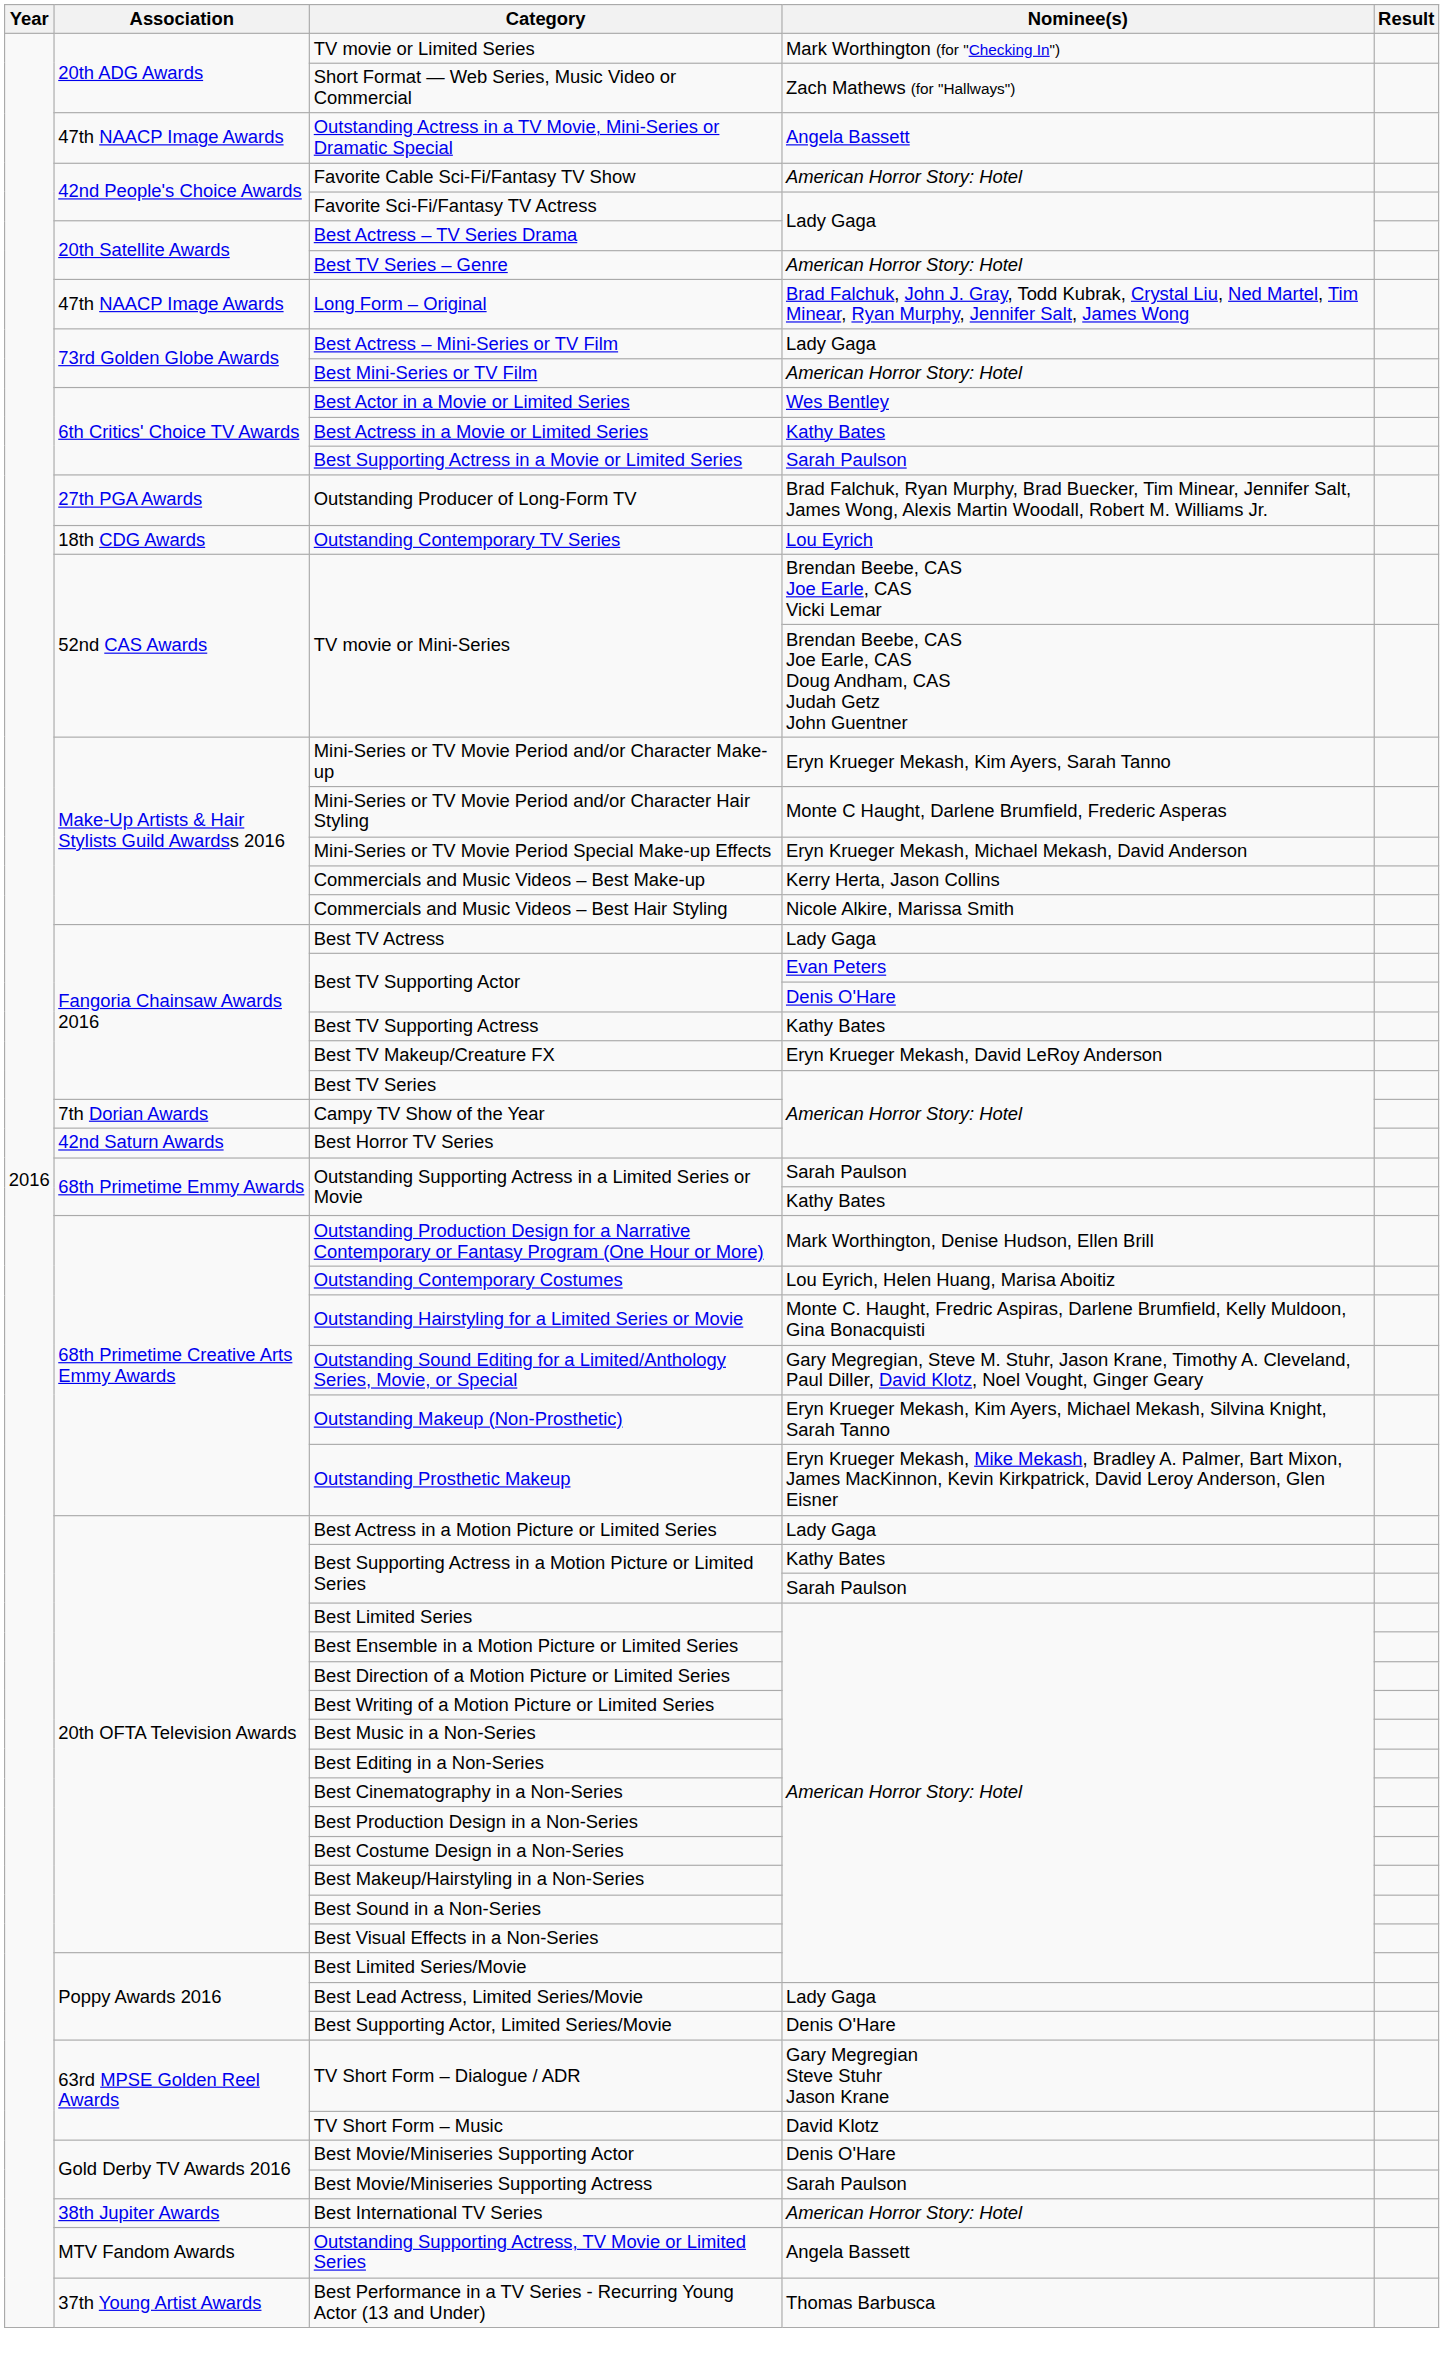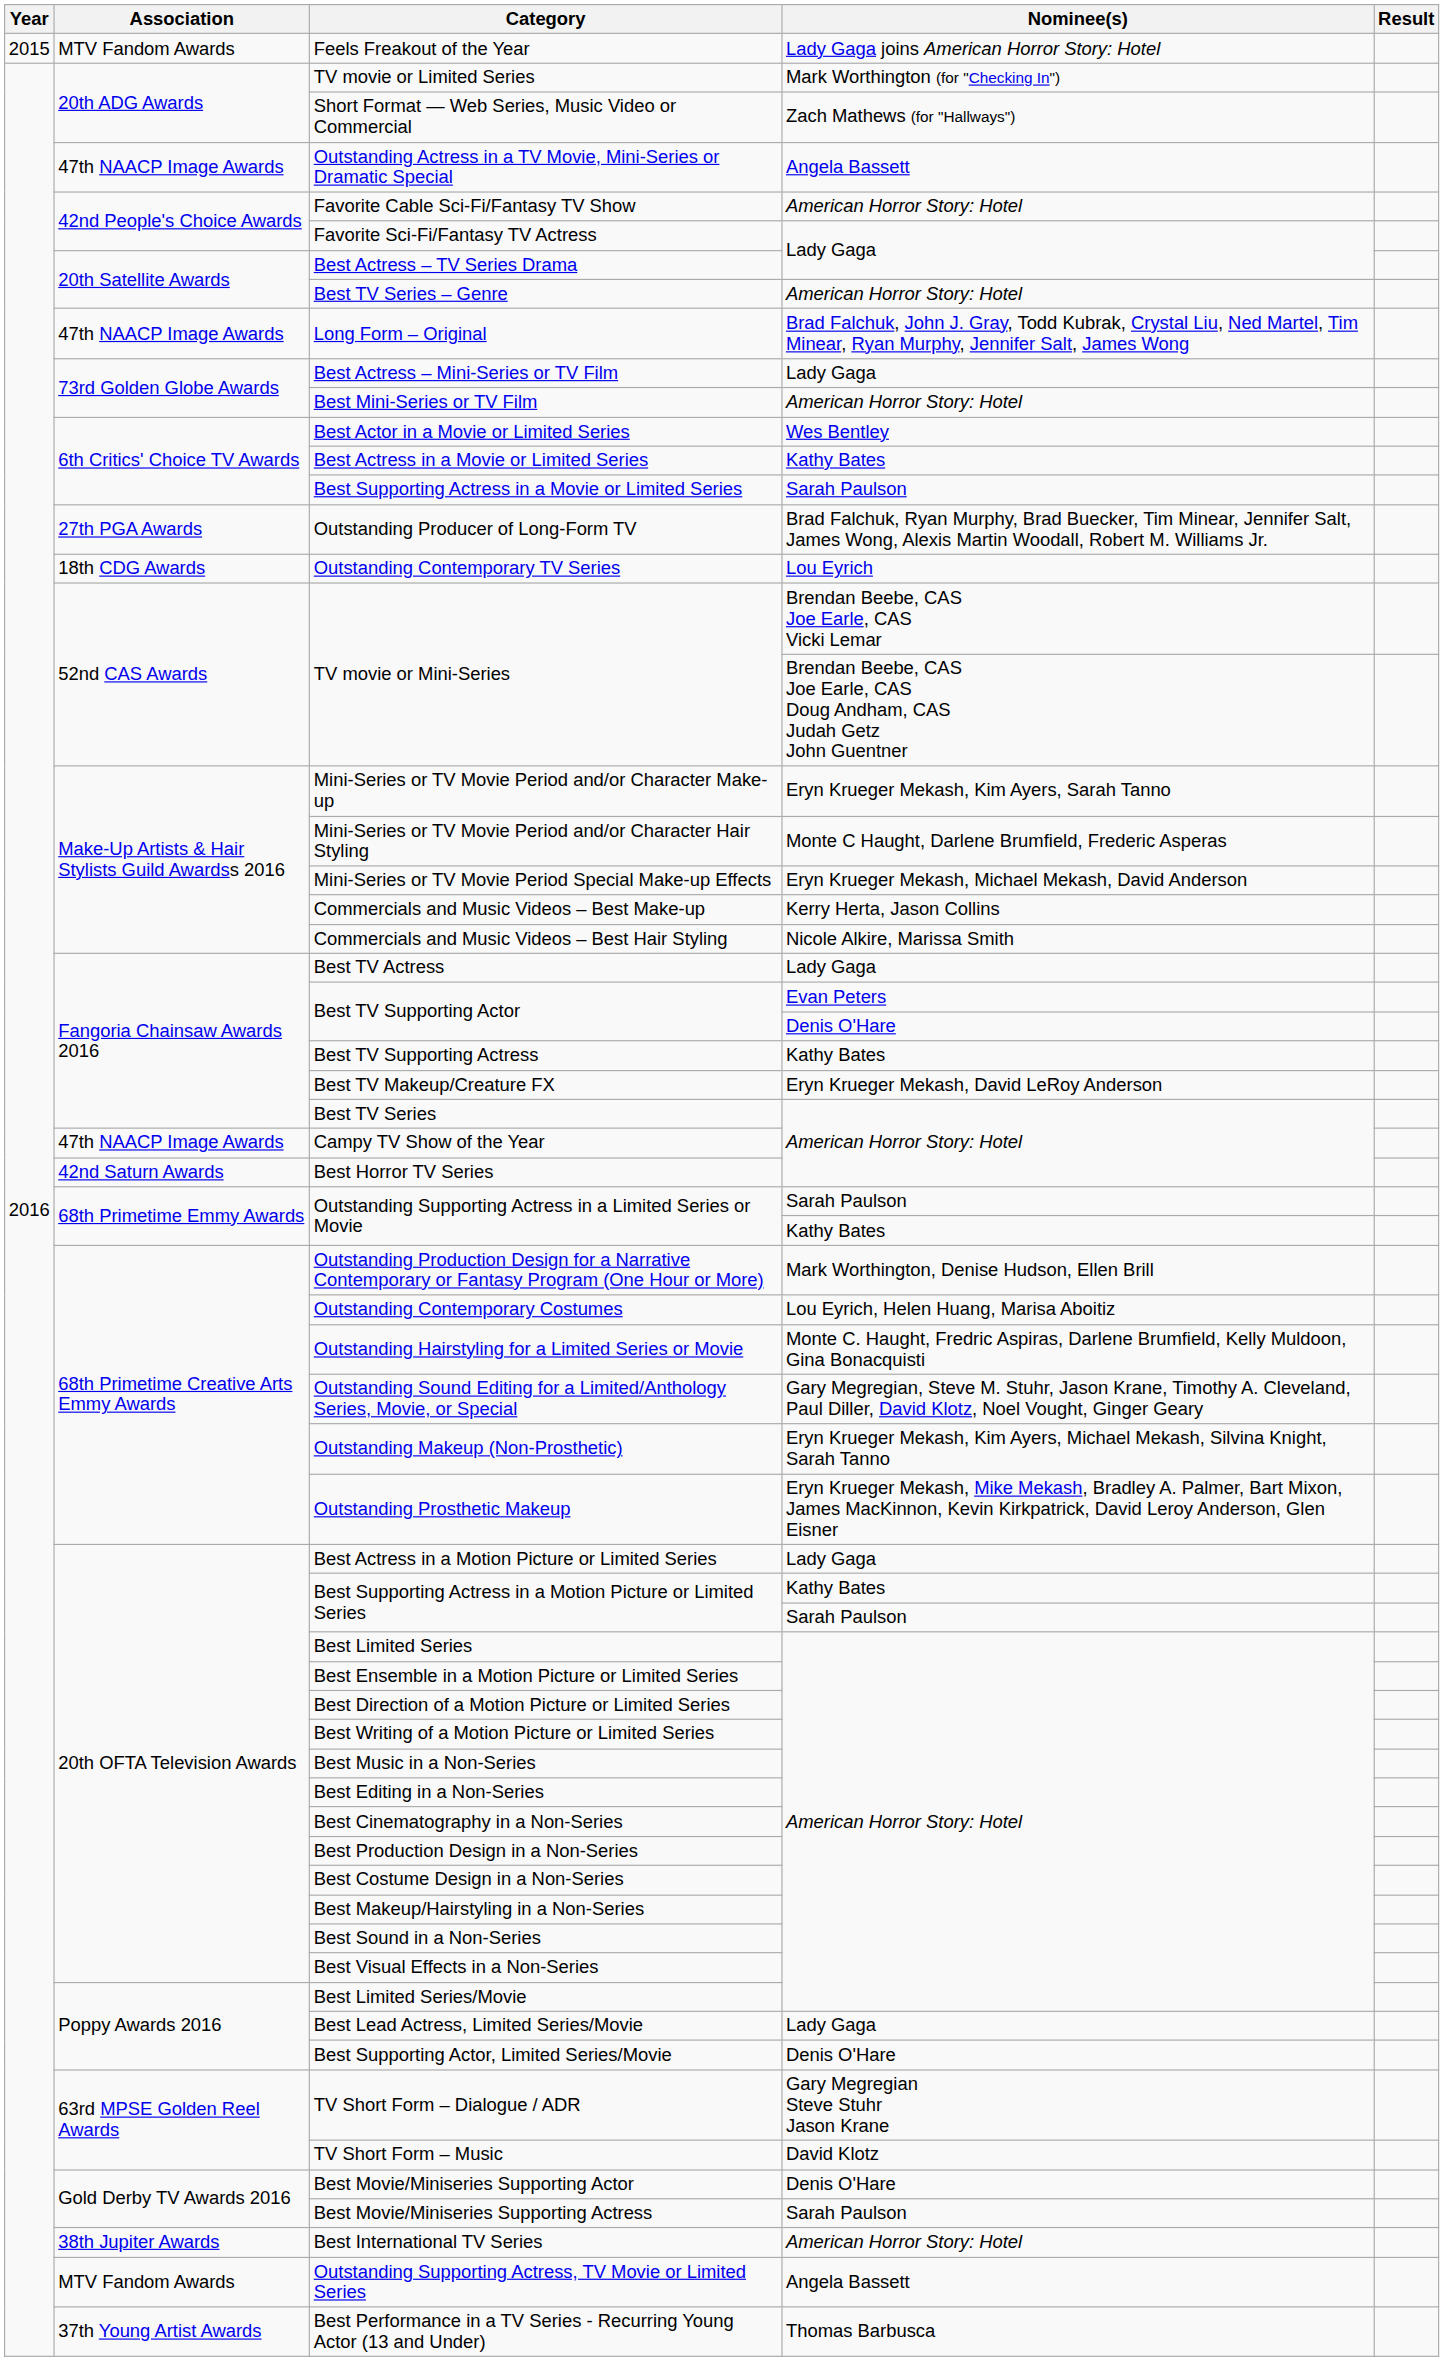+ row: (422, 48)
(133, 1113) 7th Dorian Awards -> (171, 1142) 47th NAACP Image Awards
